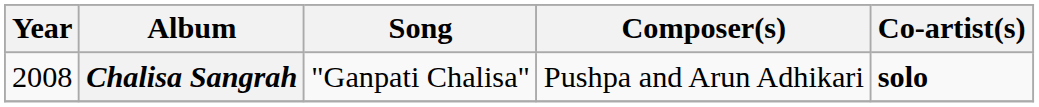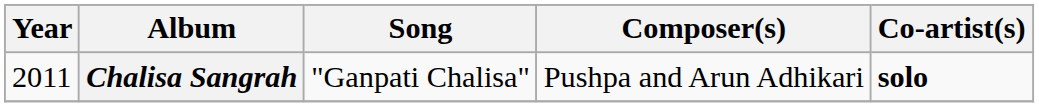(42, 76) 2008 -> (42, 76) 2011
